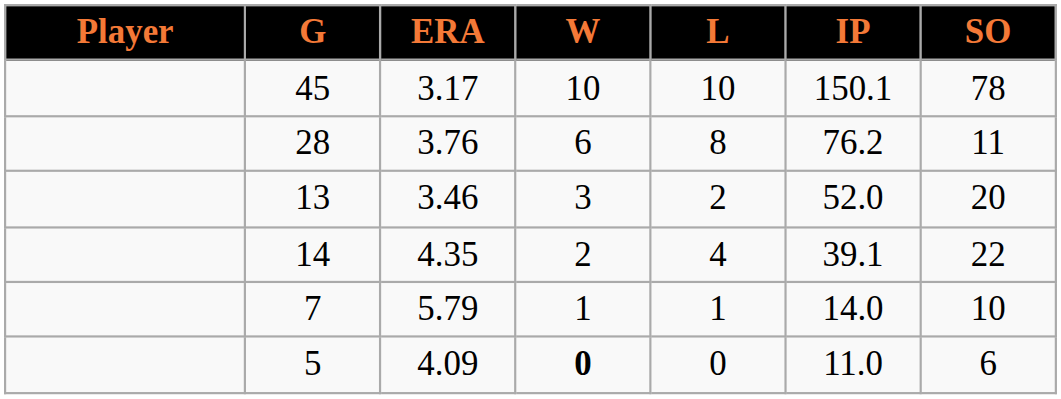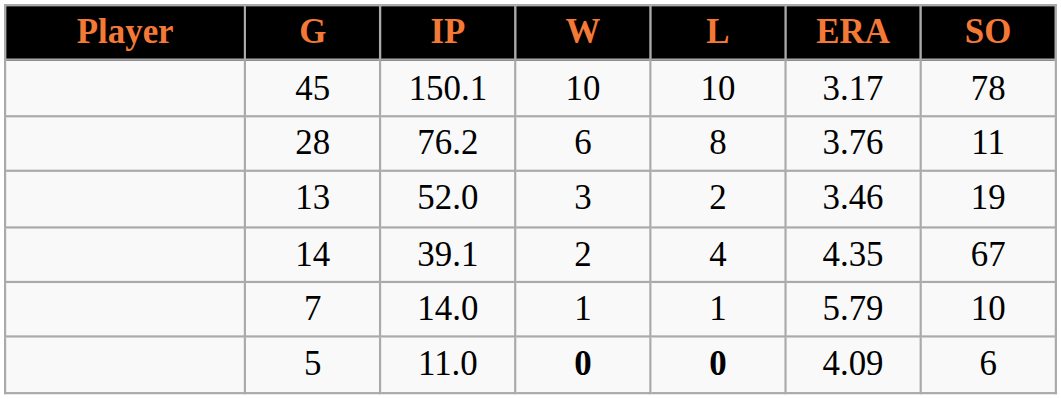columns swapped: (853, 32) <-> (448, 32)
(988, 198) 20 -> (988, 198) 19
(988, 253) 22 -> (988, 253) 67
(718, 364) normal -> (718, 364) bold
